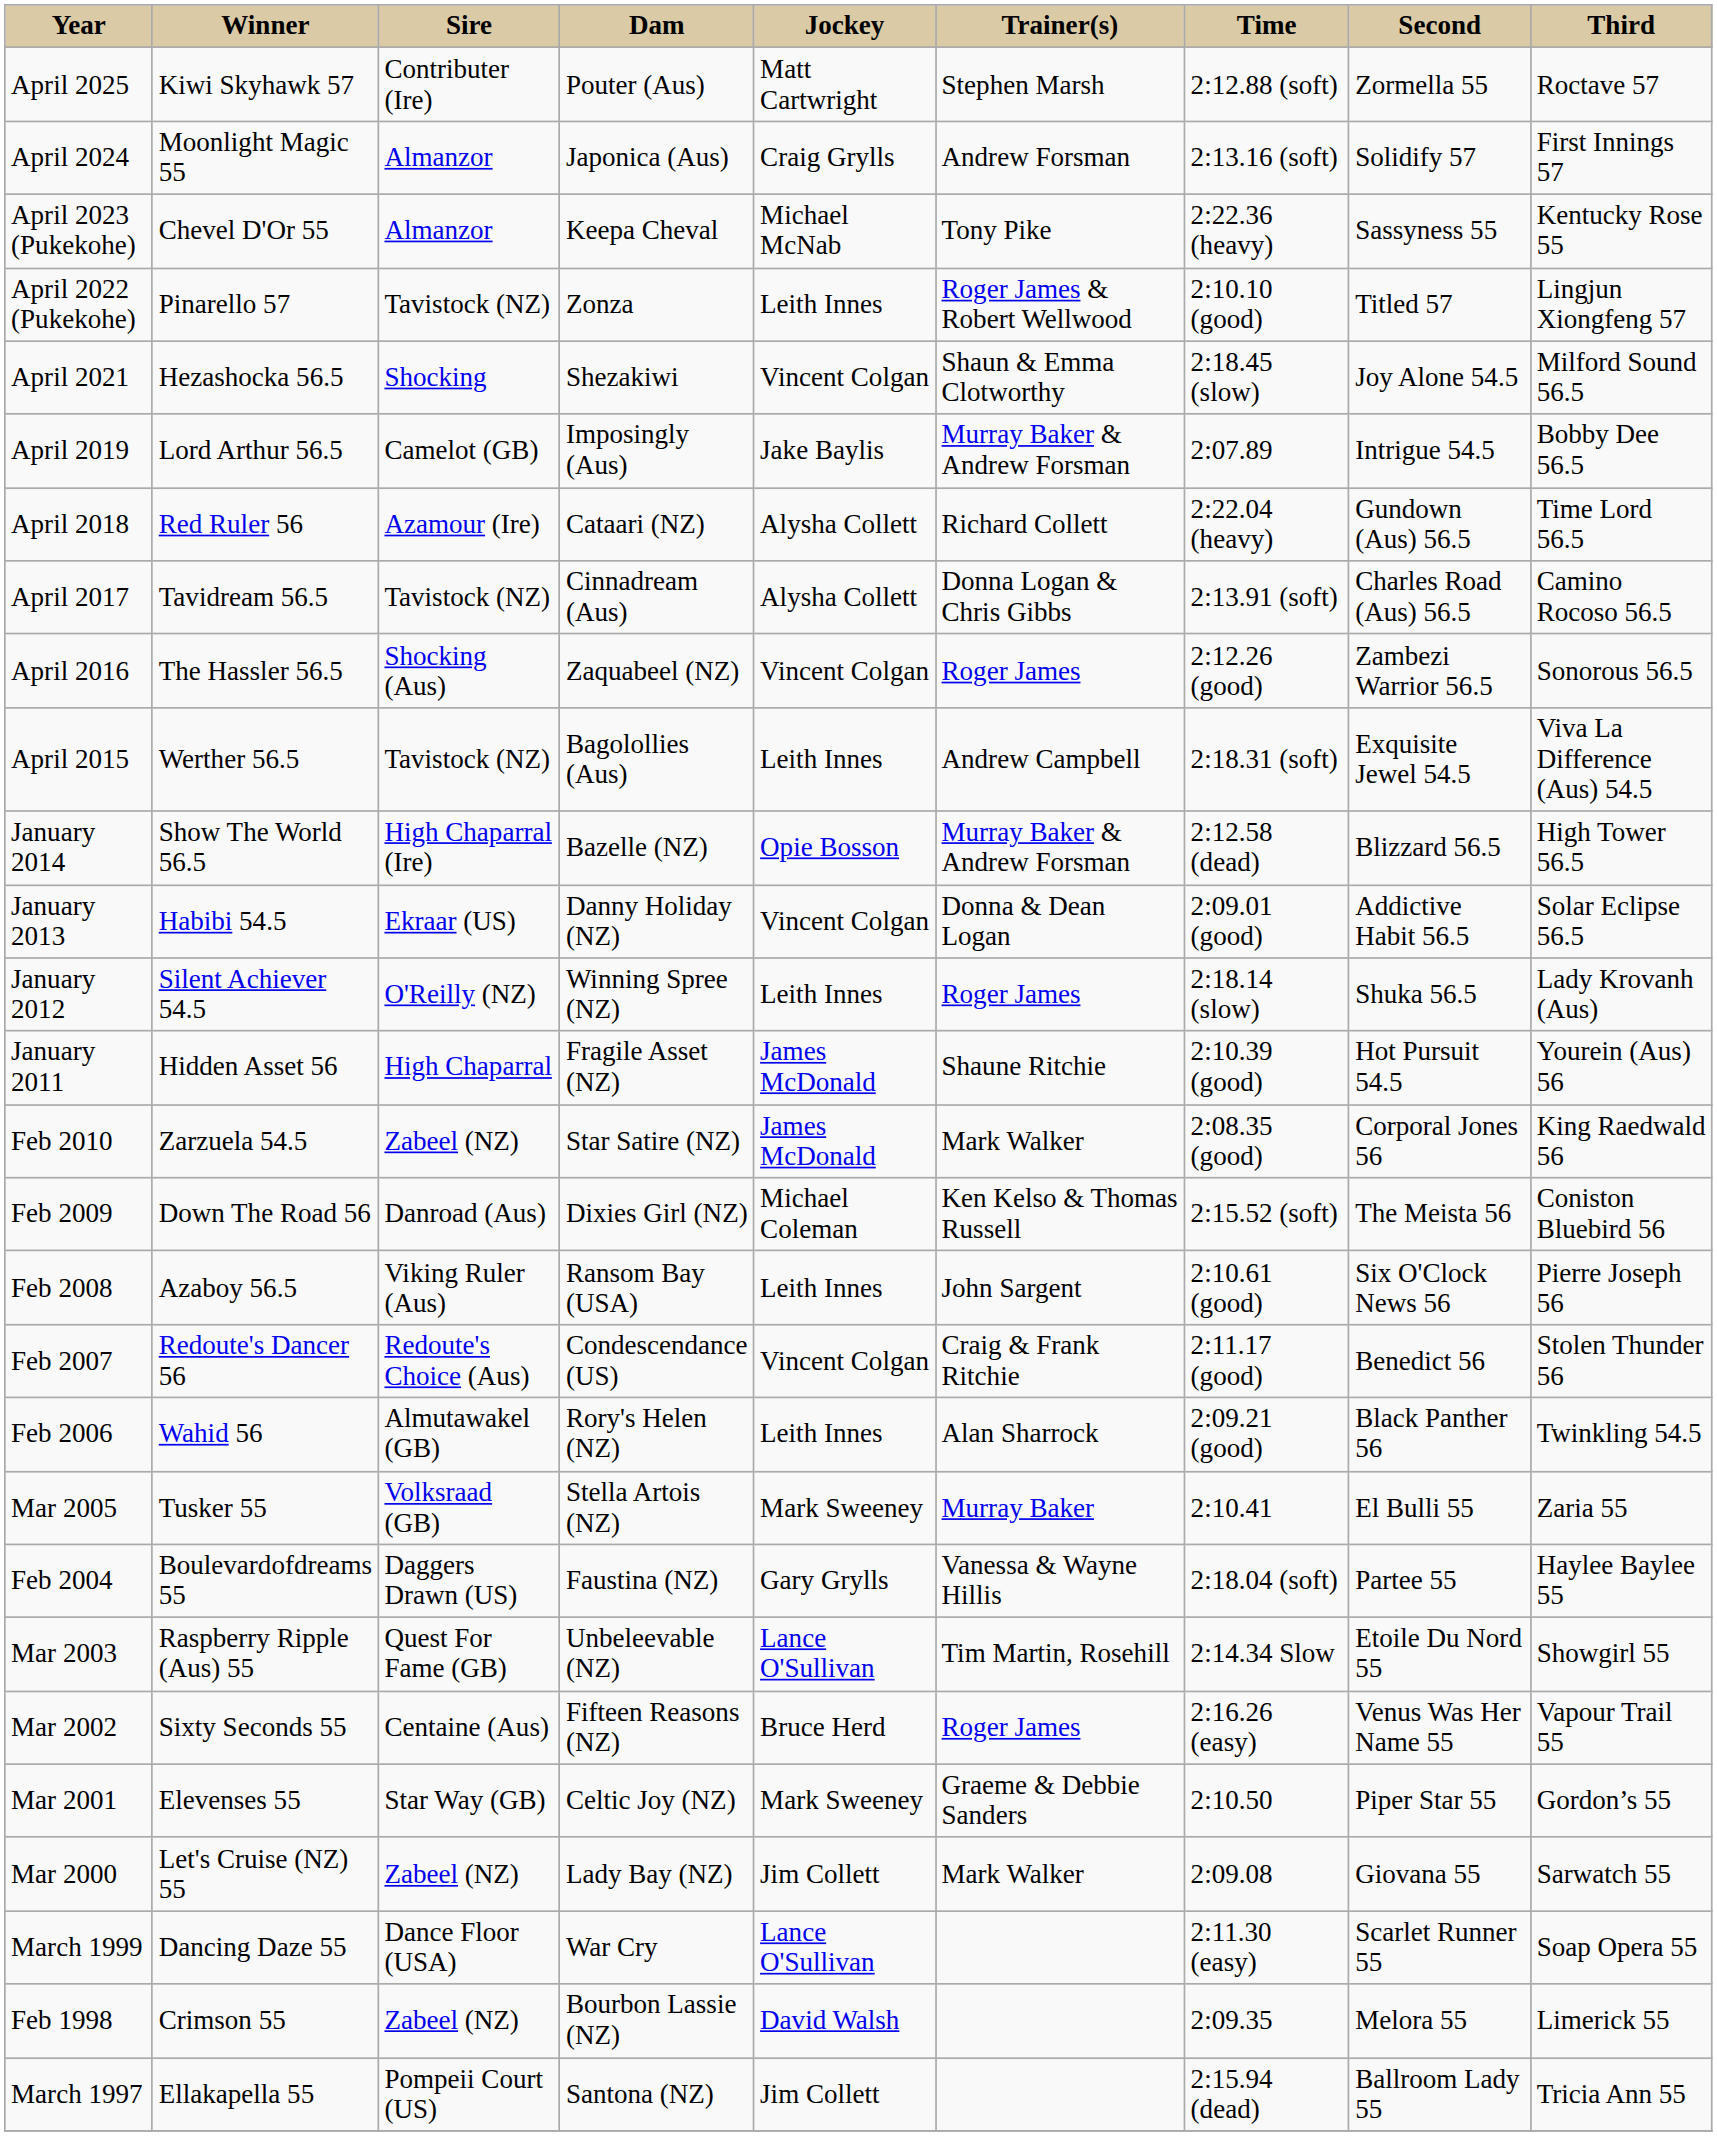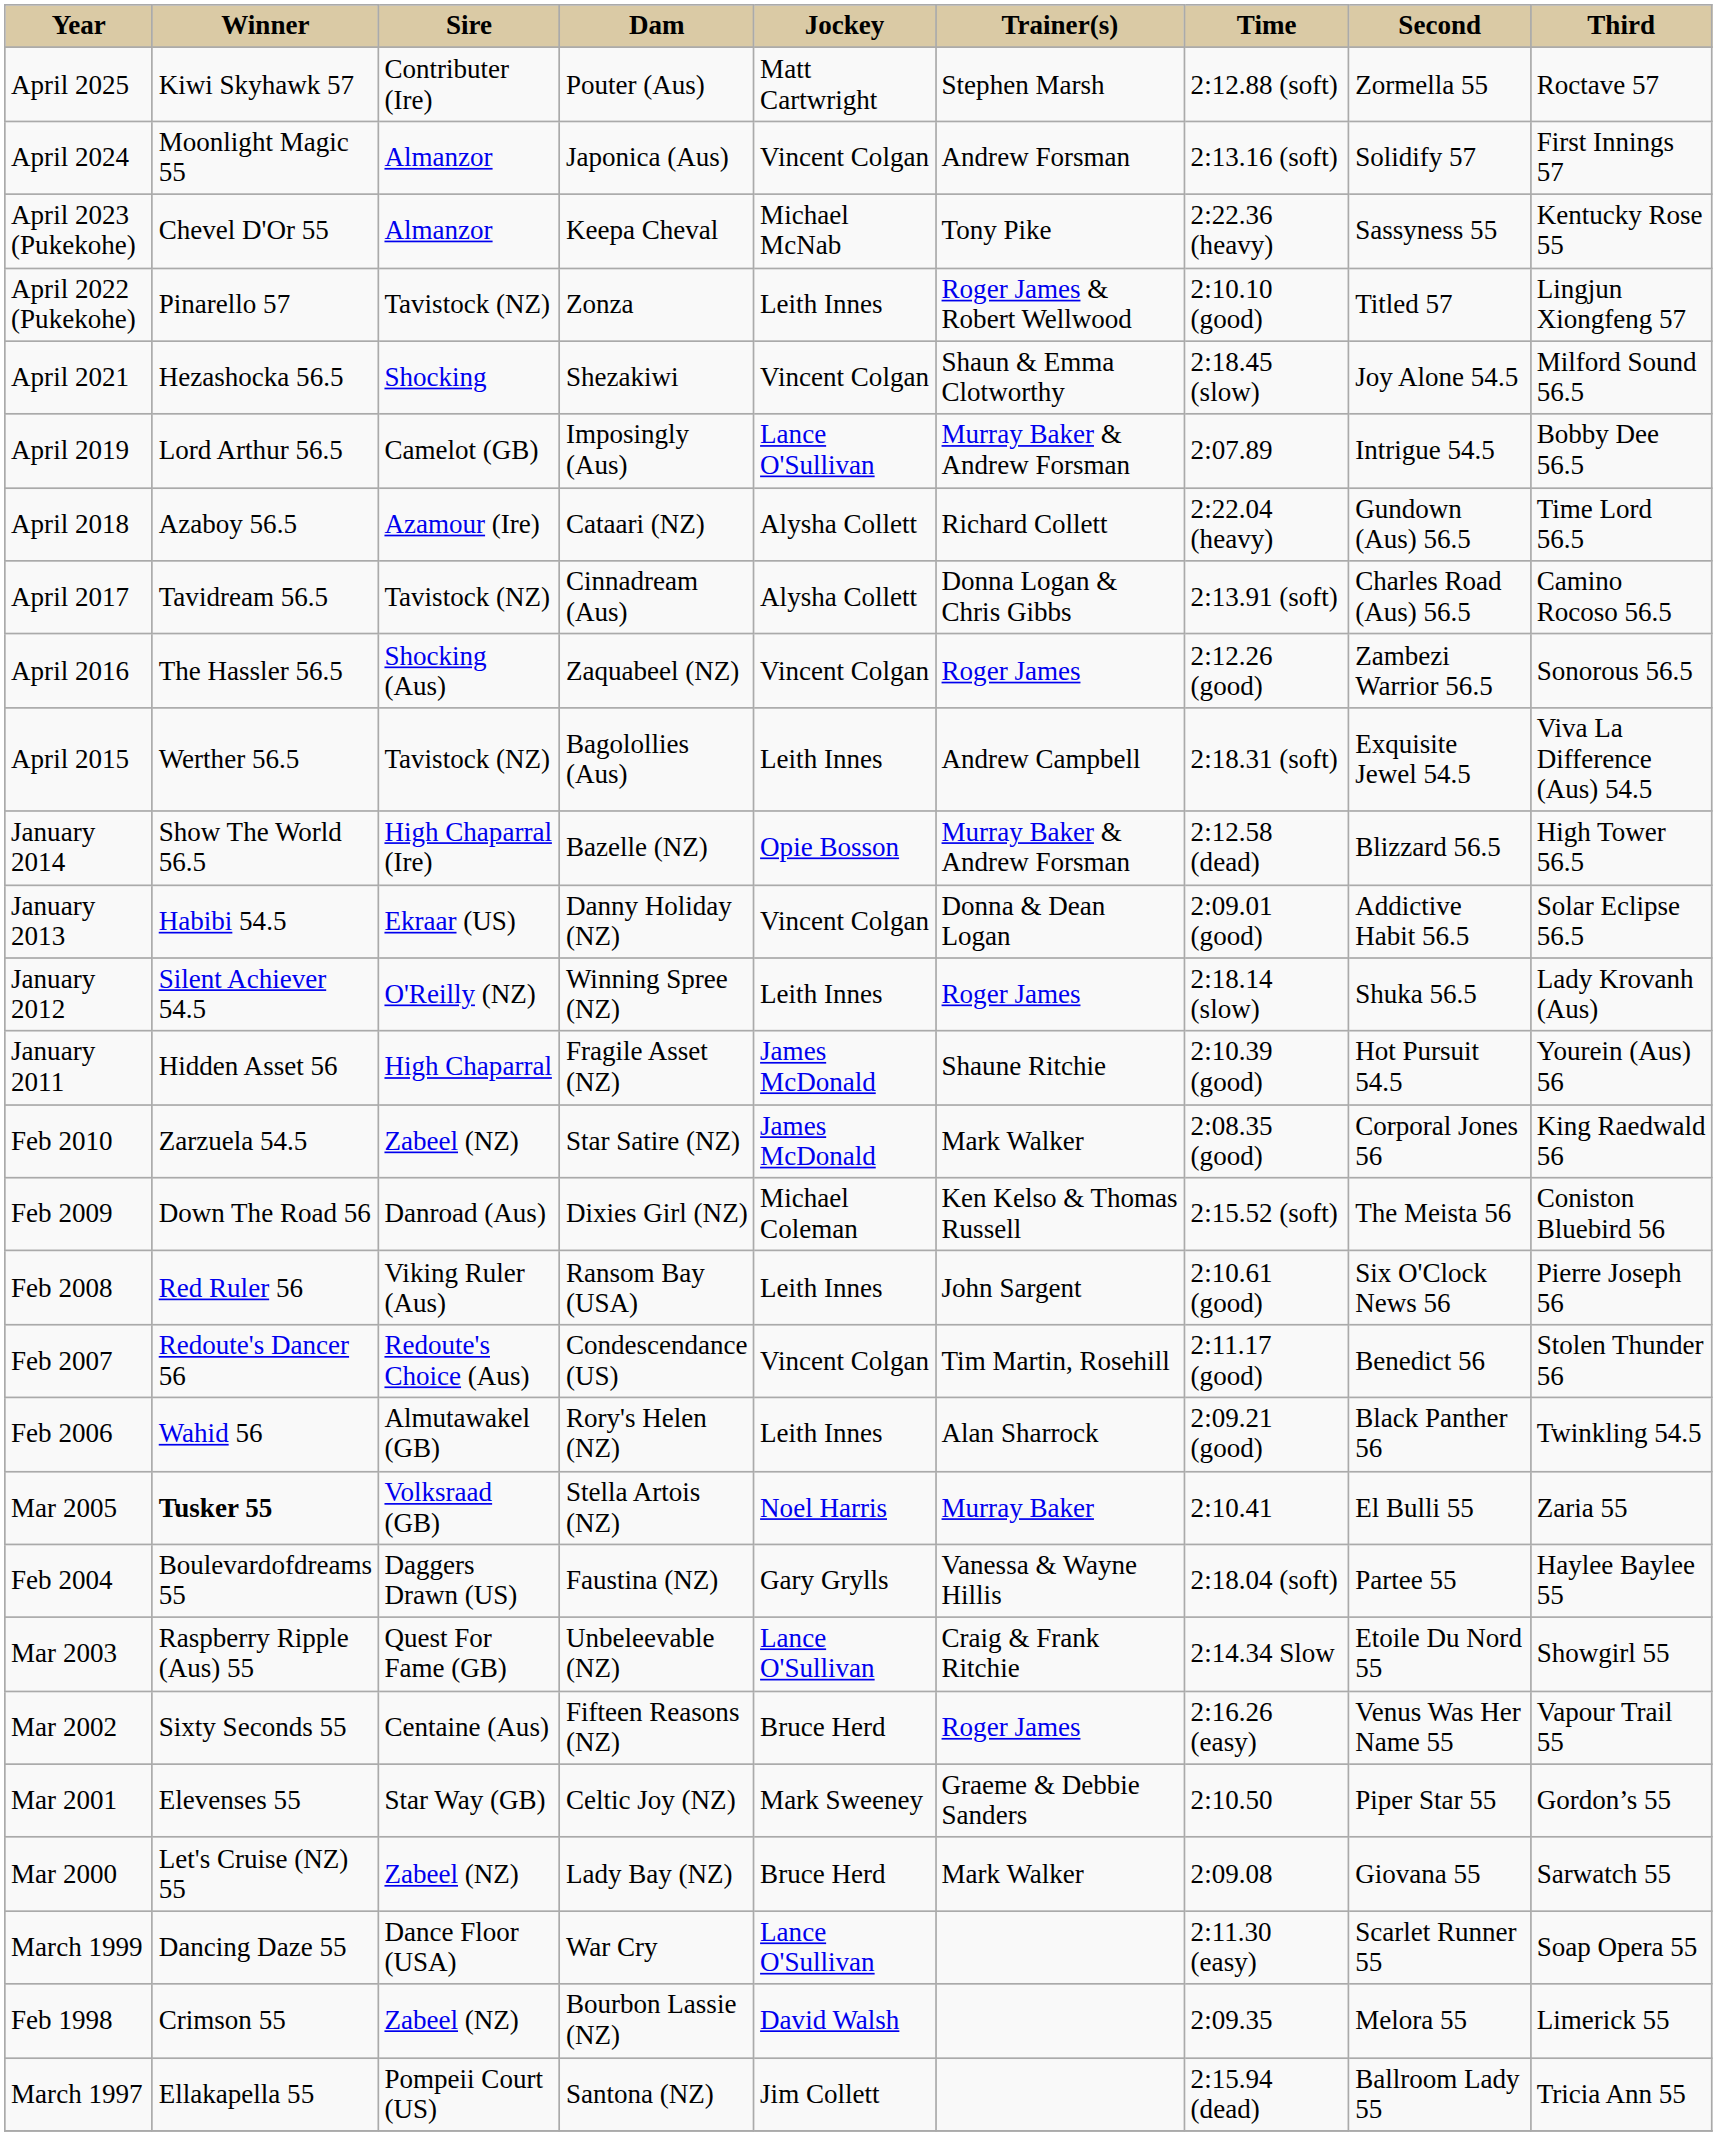(827, 157) Craig Grylls -> (845, 157) Vincent Colgan
(822, 450) Jake Baylis -> (817, 450) Lance O'Sullivan
(231, 523) Red Ruler 56 -> (228, 523) Azaboy 56.5
(228, 1287) Azaboy 56.5 -> (231, 1287) Red Ruler 56
(1020, 1360) Craig & Frank Ritchie -> (1056, 1360) Tim Martin, Rosehill
(213, 1507) normal -> (215, 1507) bold
(842, 1507) Mark Sweeney -> (824, 1507) Noel Harris
(1056, 1653) Tim Martin, Rosehill -> (1020, 1653) Craig & Frank Ritchie
(820, 1873) Jim Collett -> (823, 1873) Bruce Herd
